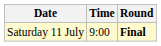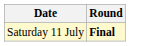- column: (102, 13)
